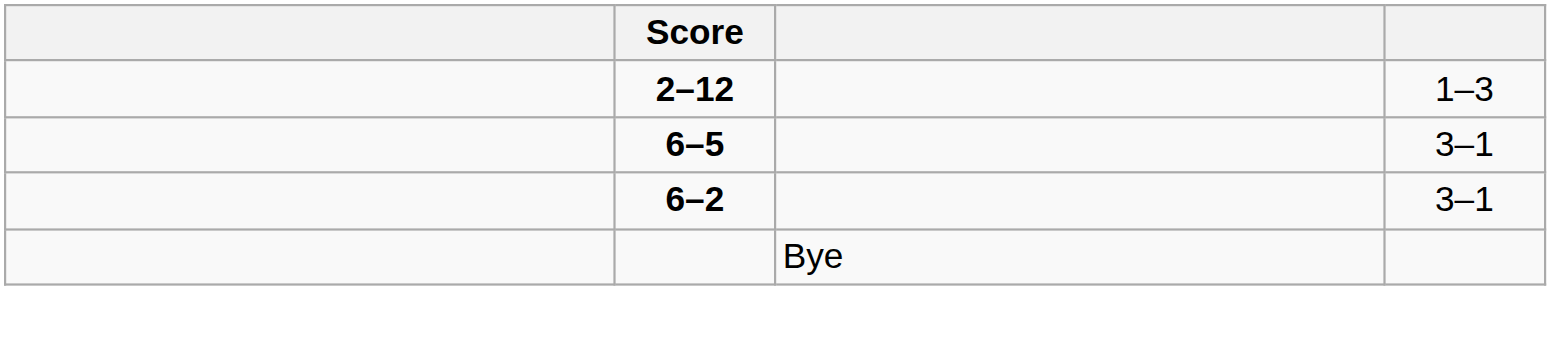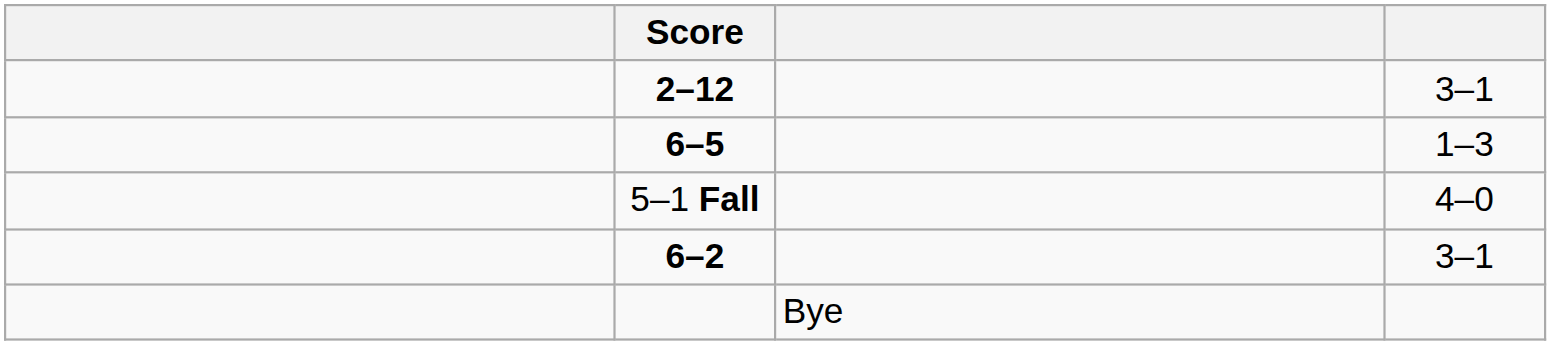(1464, 88) 1–3 -> (1464, 88) 3–1
(1464, 144) 3–1 -> (1464, 144) 1–3
+ row: (695, 199)
